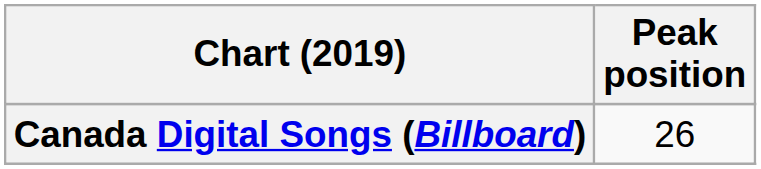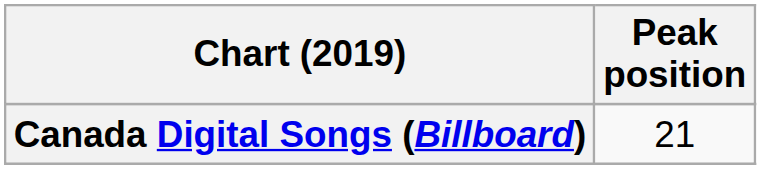(675, 133) 26 -> (675, 133) 21
